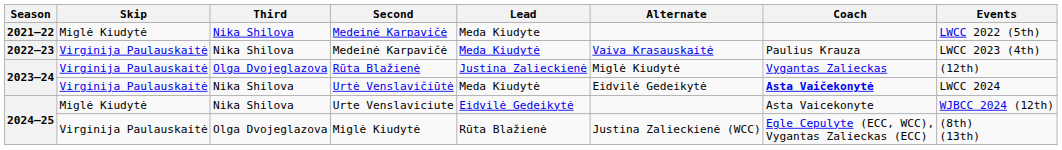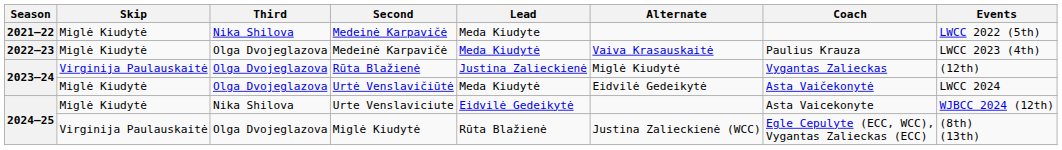(134, 50) Virginija Paulauskaitė -> (103, 50) Miglė Kiudytė
(253, 50) Nika Shilova -> (270, 50) Olga Dvojeglazova
(134, 86) Virginija Paulauskaitė -> (103, 86) Miglė Kiudytė
(253, 86) Nika Shilova -> (270, 86) Olga Dvojeglazova
(820, 86) bold -> (820, 86) normal
